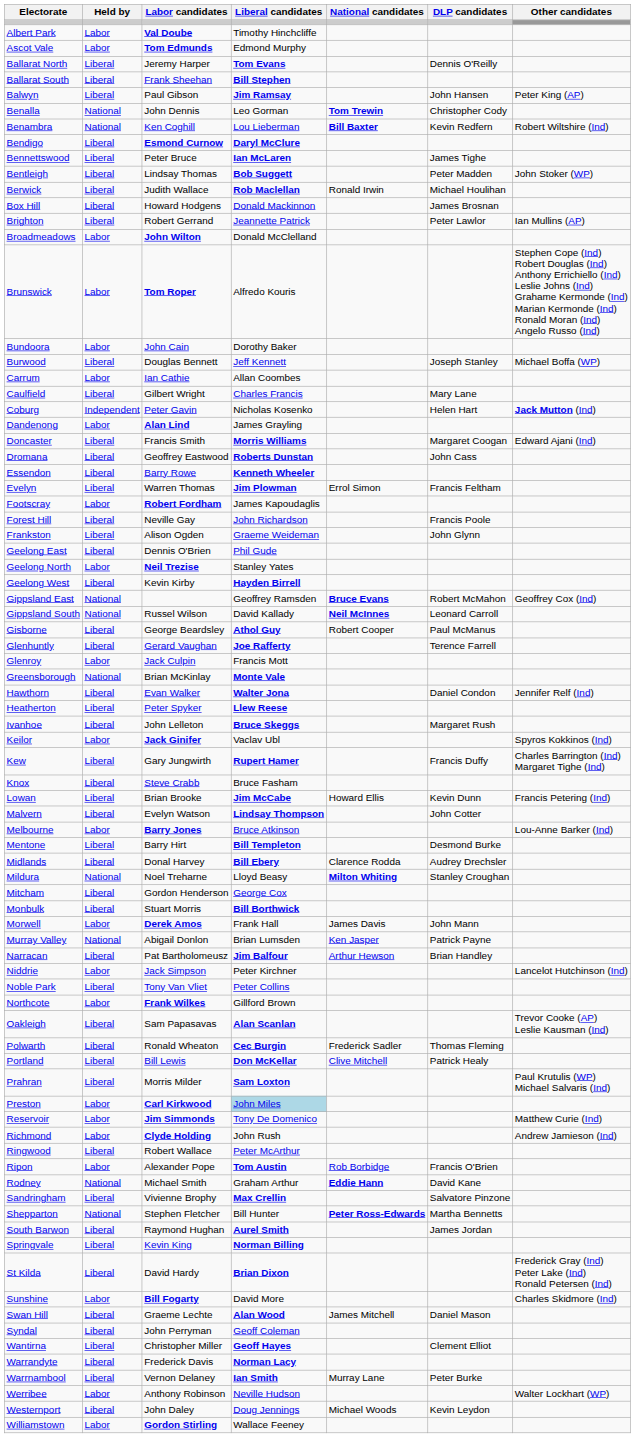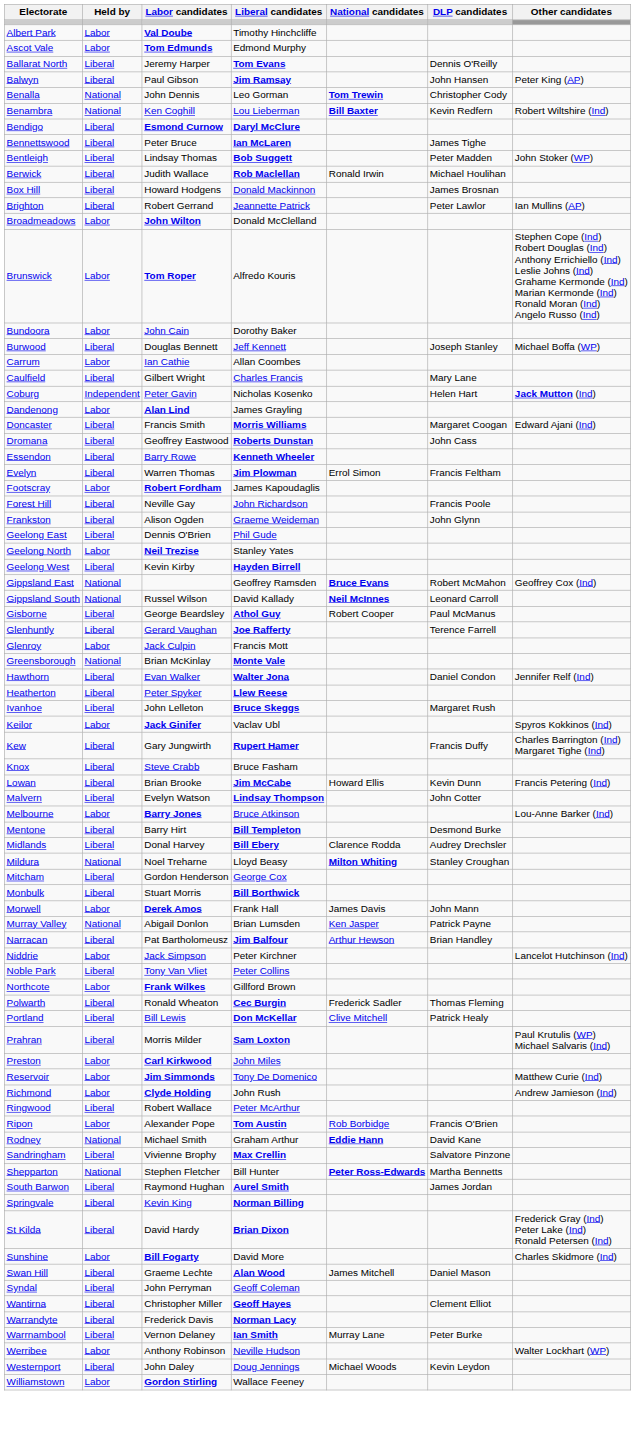- row: (38, 79)
- row: (26, 1024)
(257, 1103) lightblue background -> (257, 1061) no background
